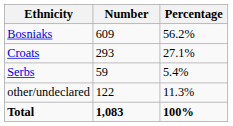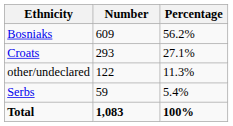rows swapped: (21, 72) <-> (49, 92)
